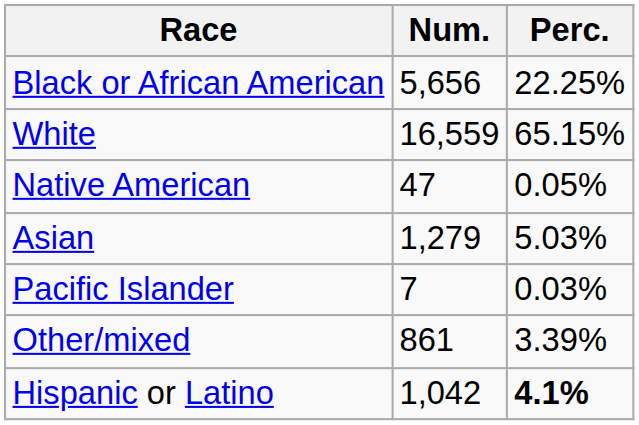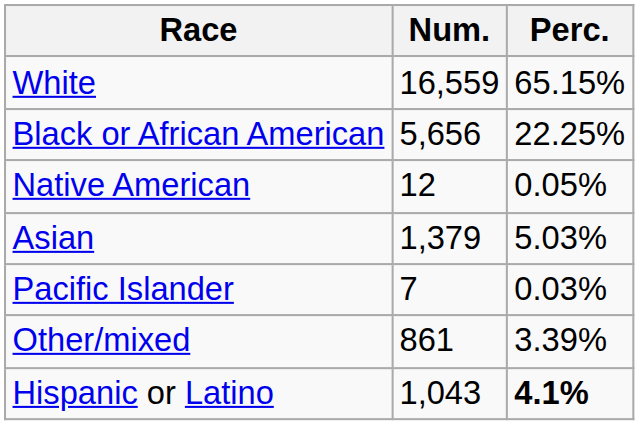rows swapped: (54, 133) <-> (198, 82)
(418, 185) 47 -> (418, 185) 12
(440, 237) 1,279 -> (440, 237) 1,379
(440, 392) 1,042 -> (440, 392) 1,043
